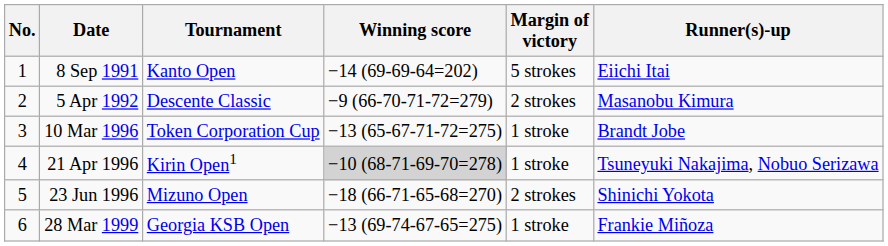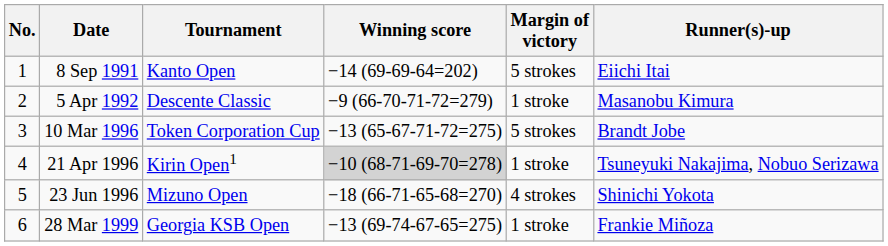(543, 101) 2 strokes -> (540, 101) 1 stroke
(540, 131) 1 stroke -> (543, 131) 5 strokes
(543, 195) 2 strokes -> (543, 195) 4 strokes
